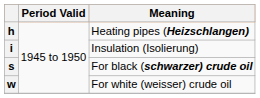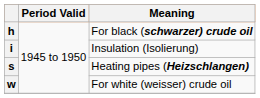(170, 31) Heating pipes (Heizschlangen) -> (172, 31) For black (schwarzer) crude oil
(172, 66) For black (schwarzer) crude oil -> (170, 66) Heating pipes (Heizschlangen)
